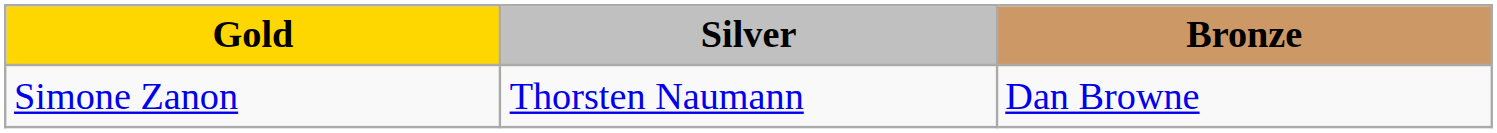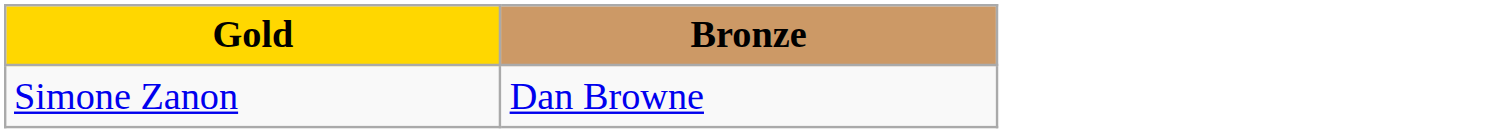- column: (749, 34)
